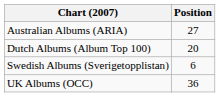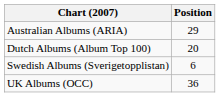(193, 30) 27 -> (193, 30) 29
